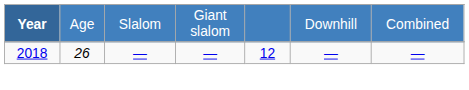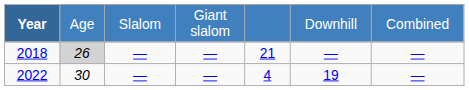(82, 53) no background -> (82, 53) lightgrey background
(267, 53) 12 -> (267, 53) 21
+ row: (32, 75)
